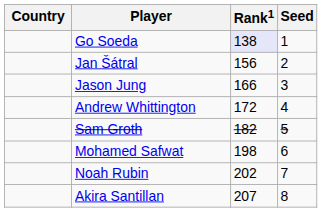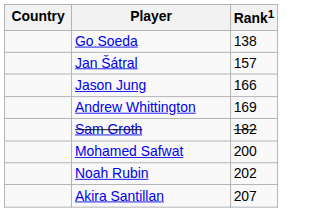- column: (297, 17)
(245, 41) lavender background -> (245, 41) no background
(245, 63) 156 -> (245, 63) 157
(245, 107) 172 -> (245, 107) 169
(245, 151) 198 -> (245, 151) 200
